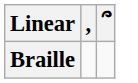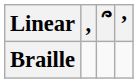+ column: (124, 23)
